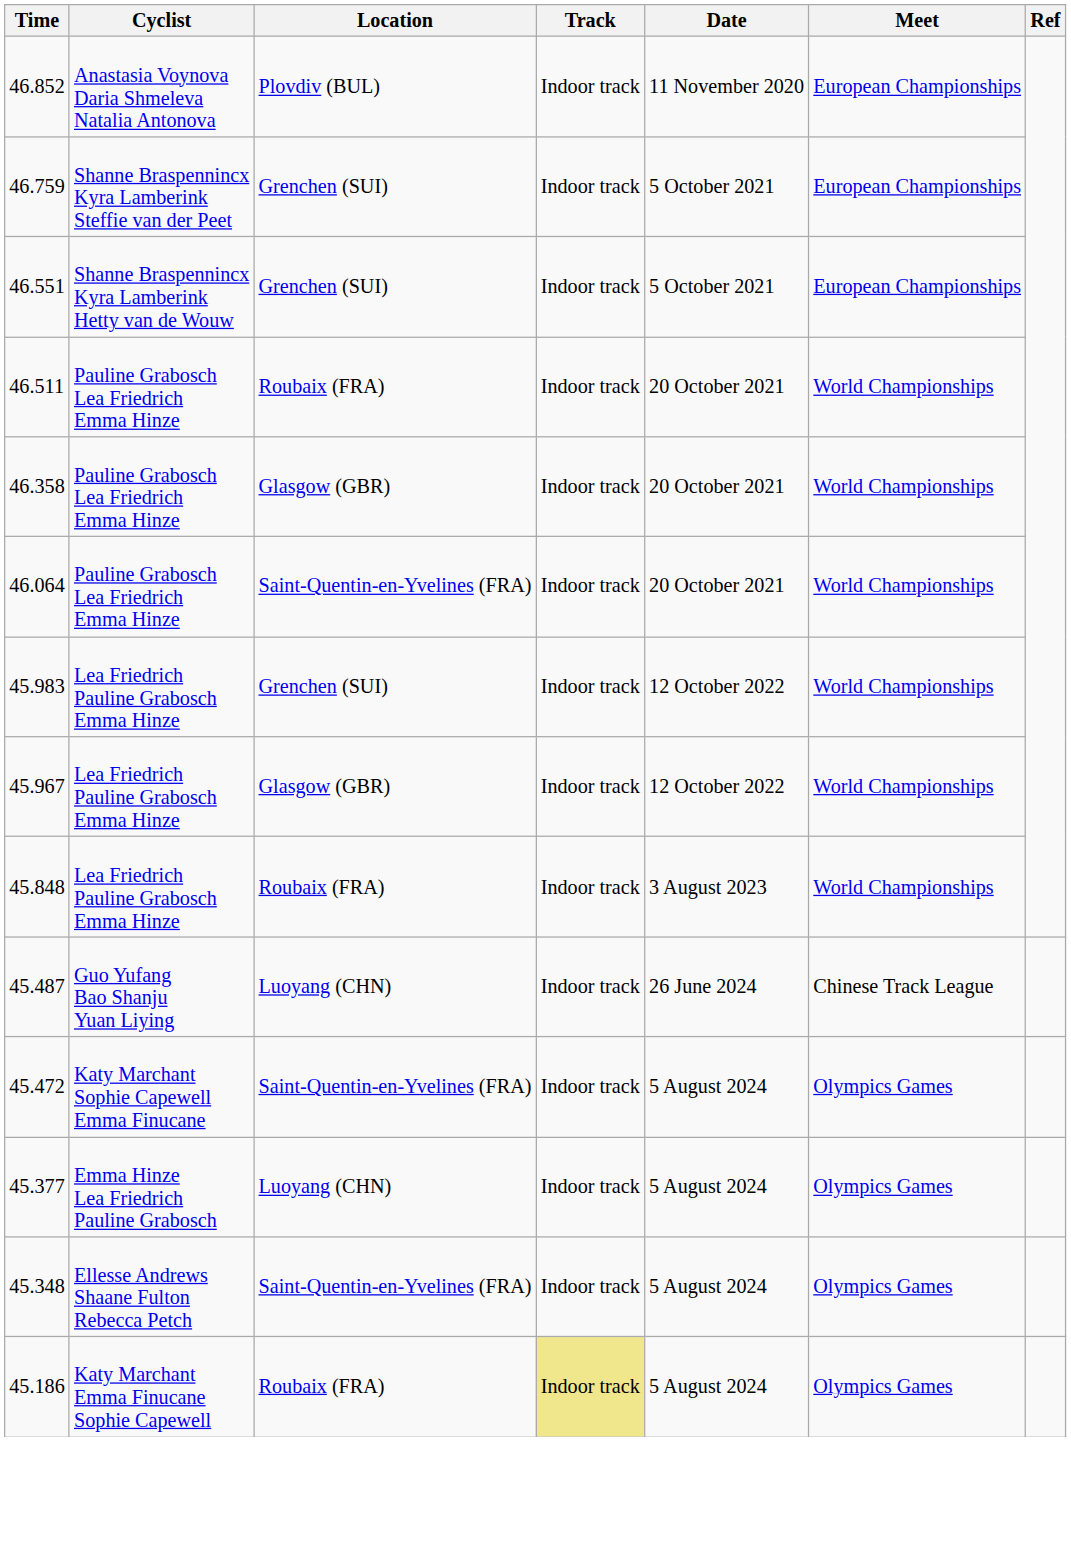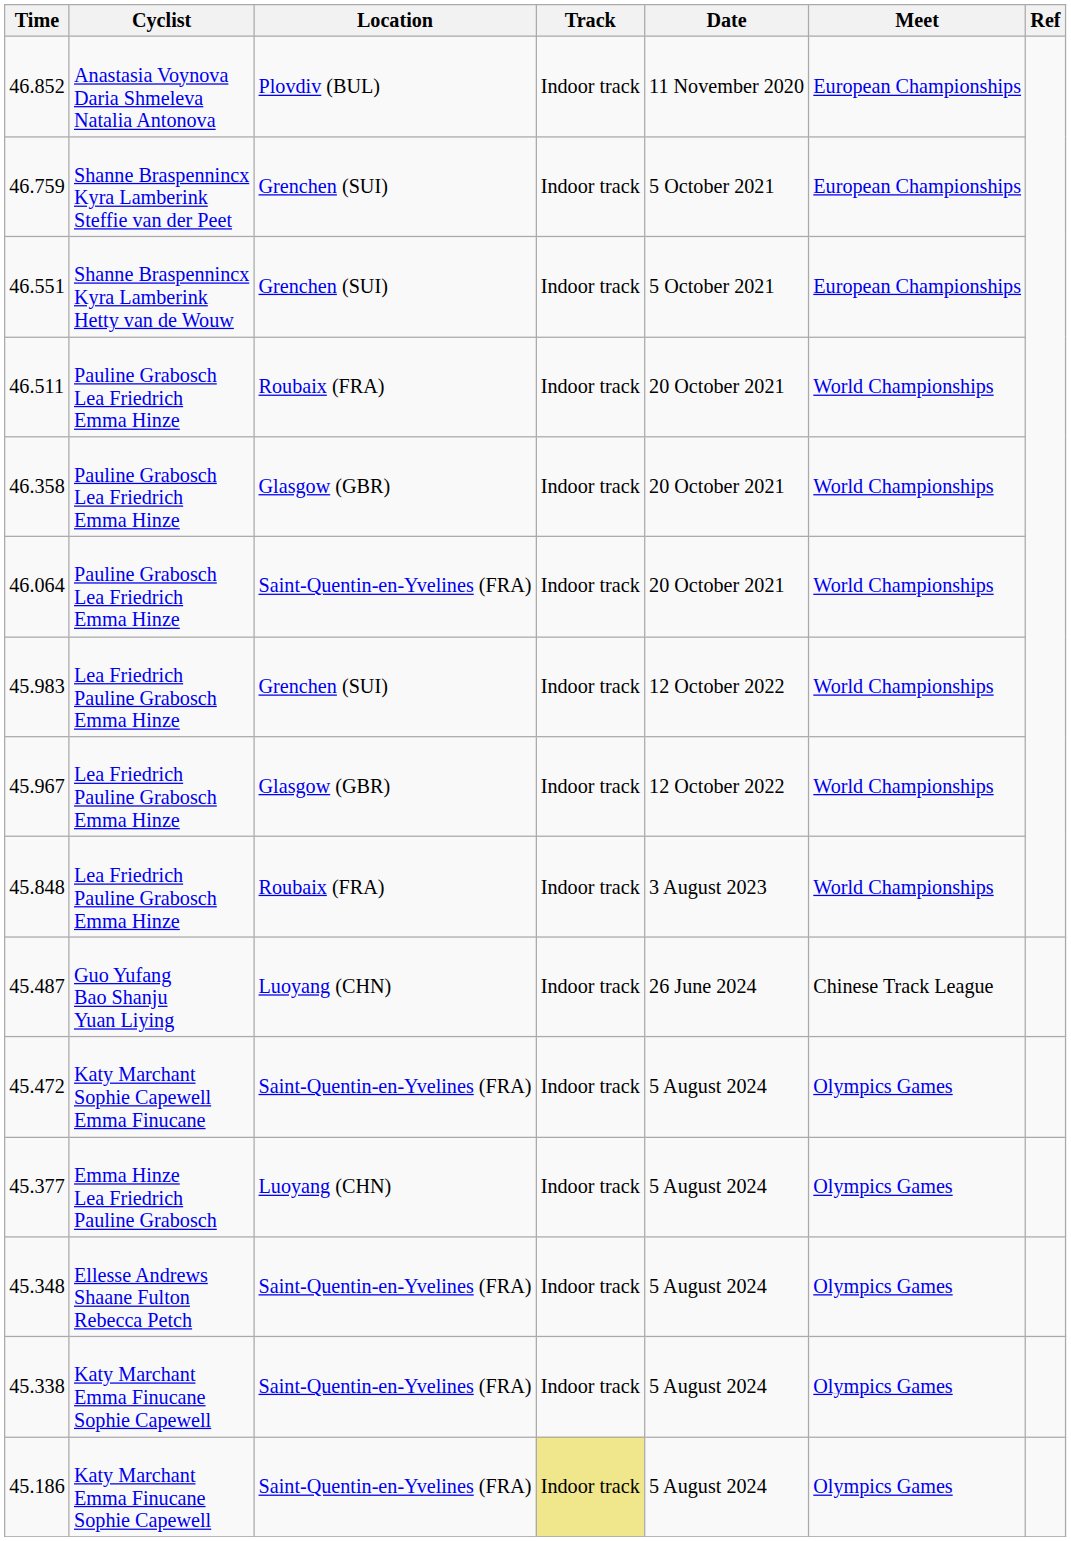+ row: (37, 1386)
(322, 1386) Roubaix (FRA) -> (395, 1486) Saint-Quentin-en-Yvelines (FRA)
